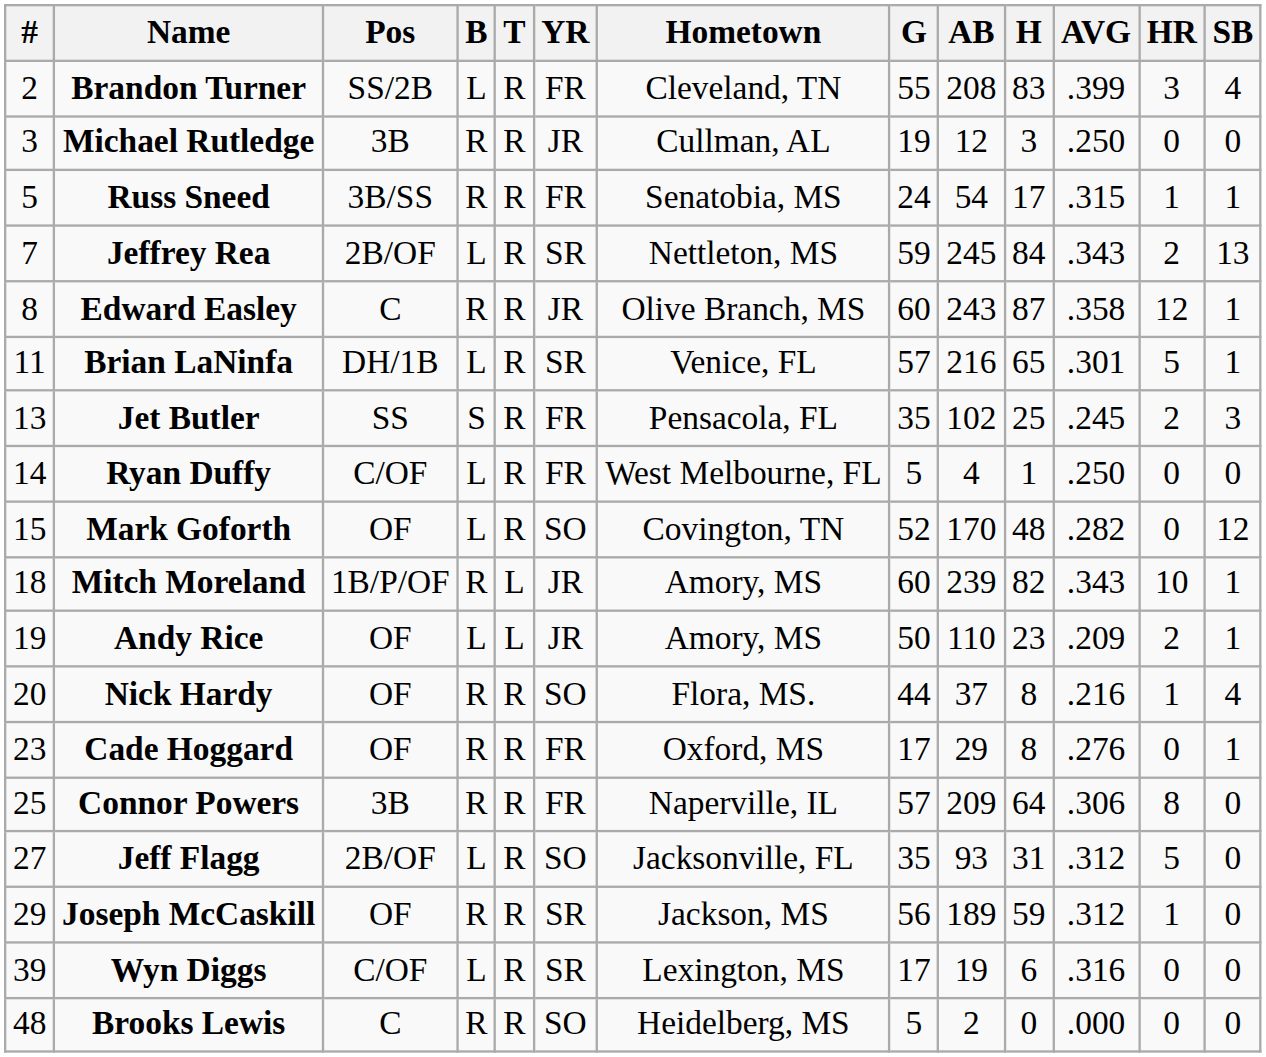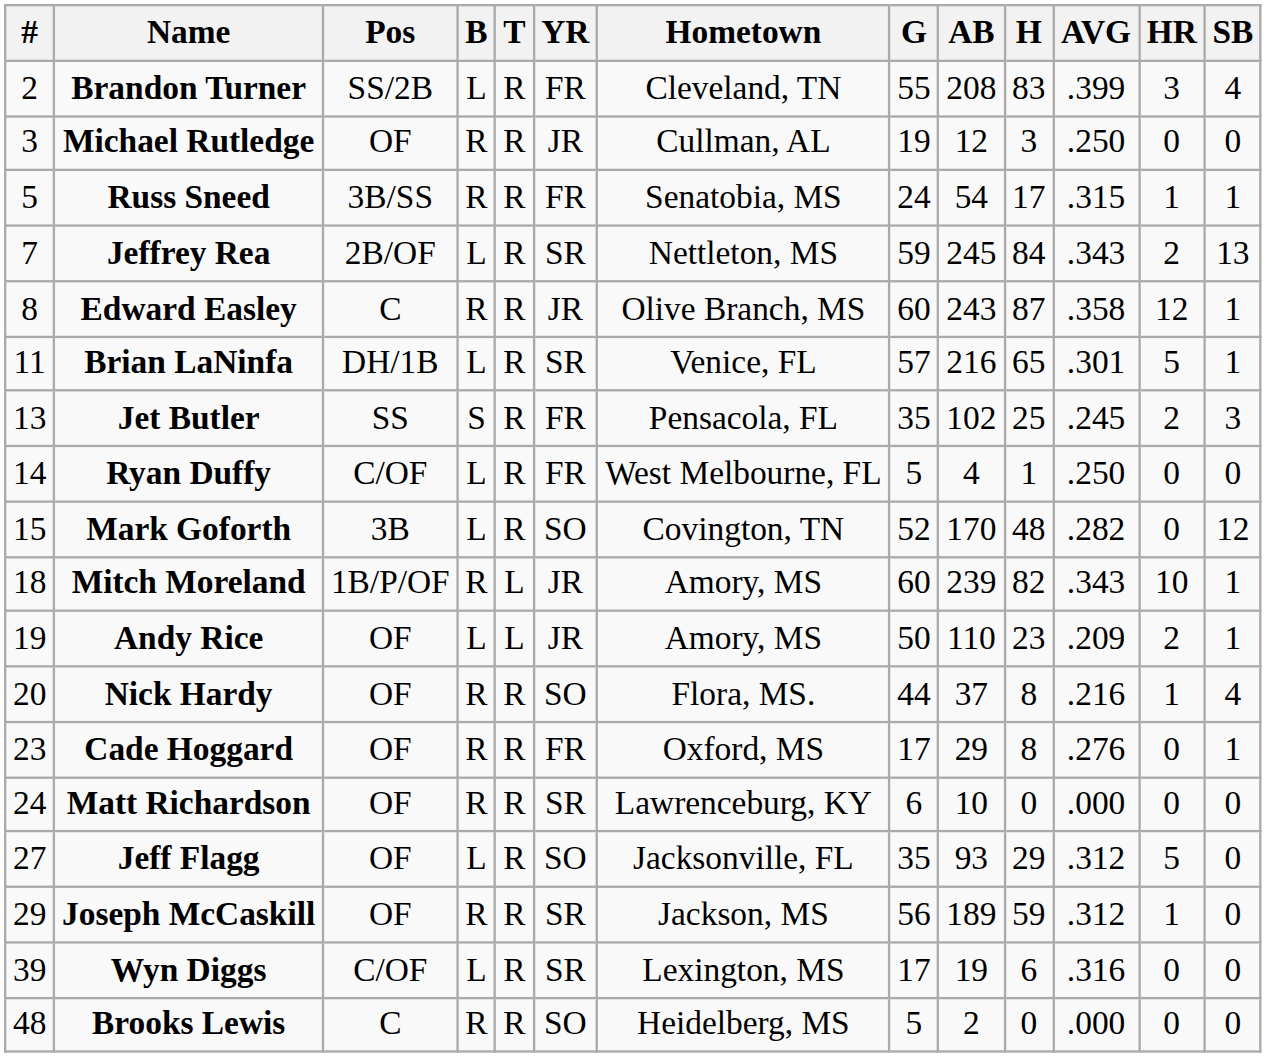(390, 142) 3B -> (390, 142) OF
(390, 528) OF -> (390, 528) 3B
+ row: (189, 803)
- row: (189, 803)
(390, 858) 2B/OF -> (390, 858) OF
(1029, 858) 31 -> (1029, 858) 29
